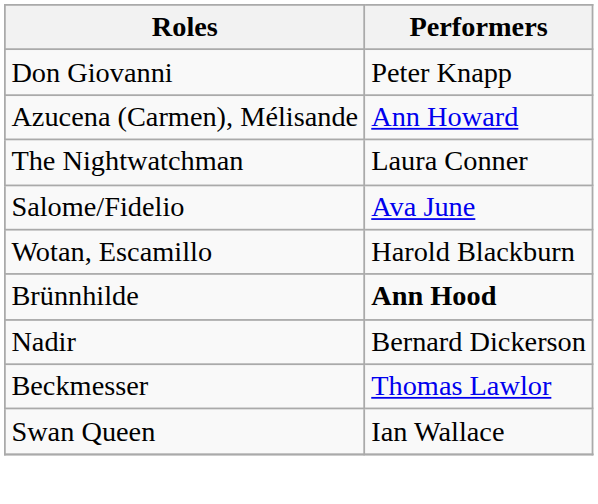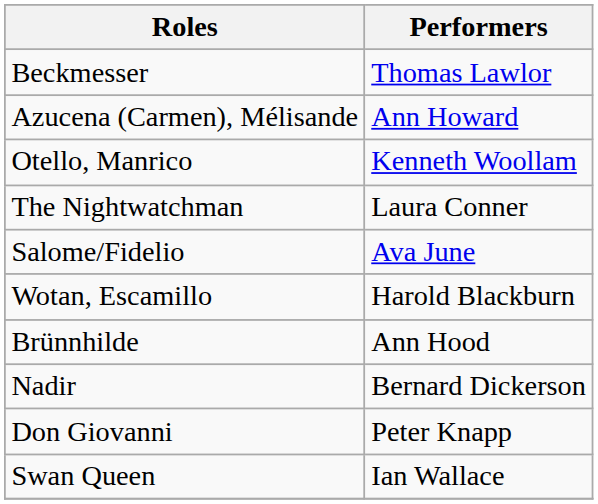rows swapped: (80, 386) <-> (92, 71)
+ row: (102, 161)
(434, 296) bold -> (431, 341) normal
